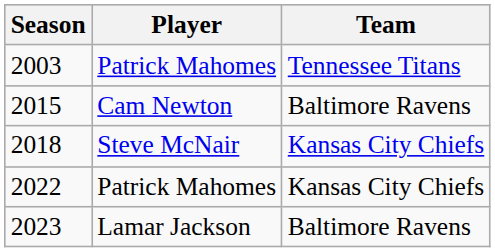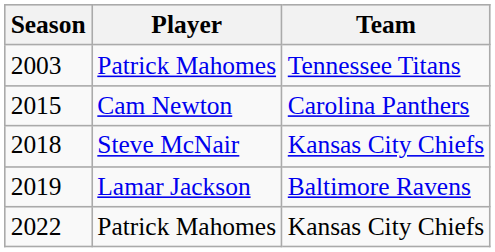(379, 105) Baltimore Ravens -> (379, 105) Carolina Panthers
+ row: (36, 186)
- row: (36, 226)
